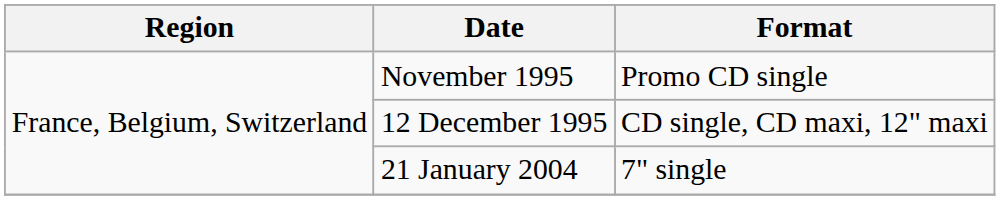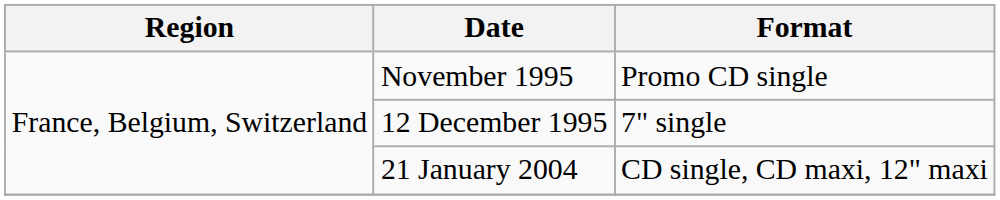(804, 122) CD single, CD maxi, 12" maxi -> (674, 122) 7" single
(674, 169) 7" single -> (804, 169) CD single, CD maxi, 12" maxi
